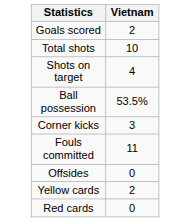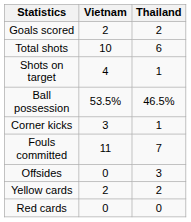+ column: (159, 13)
